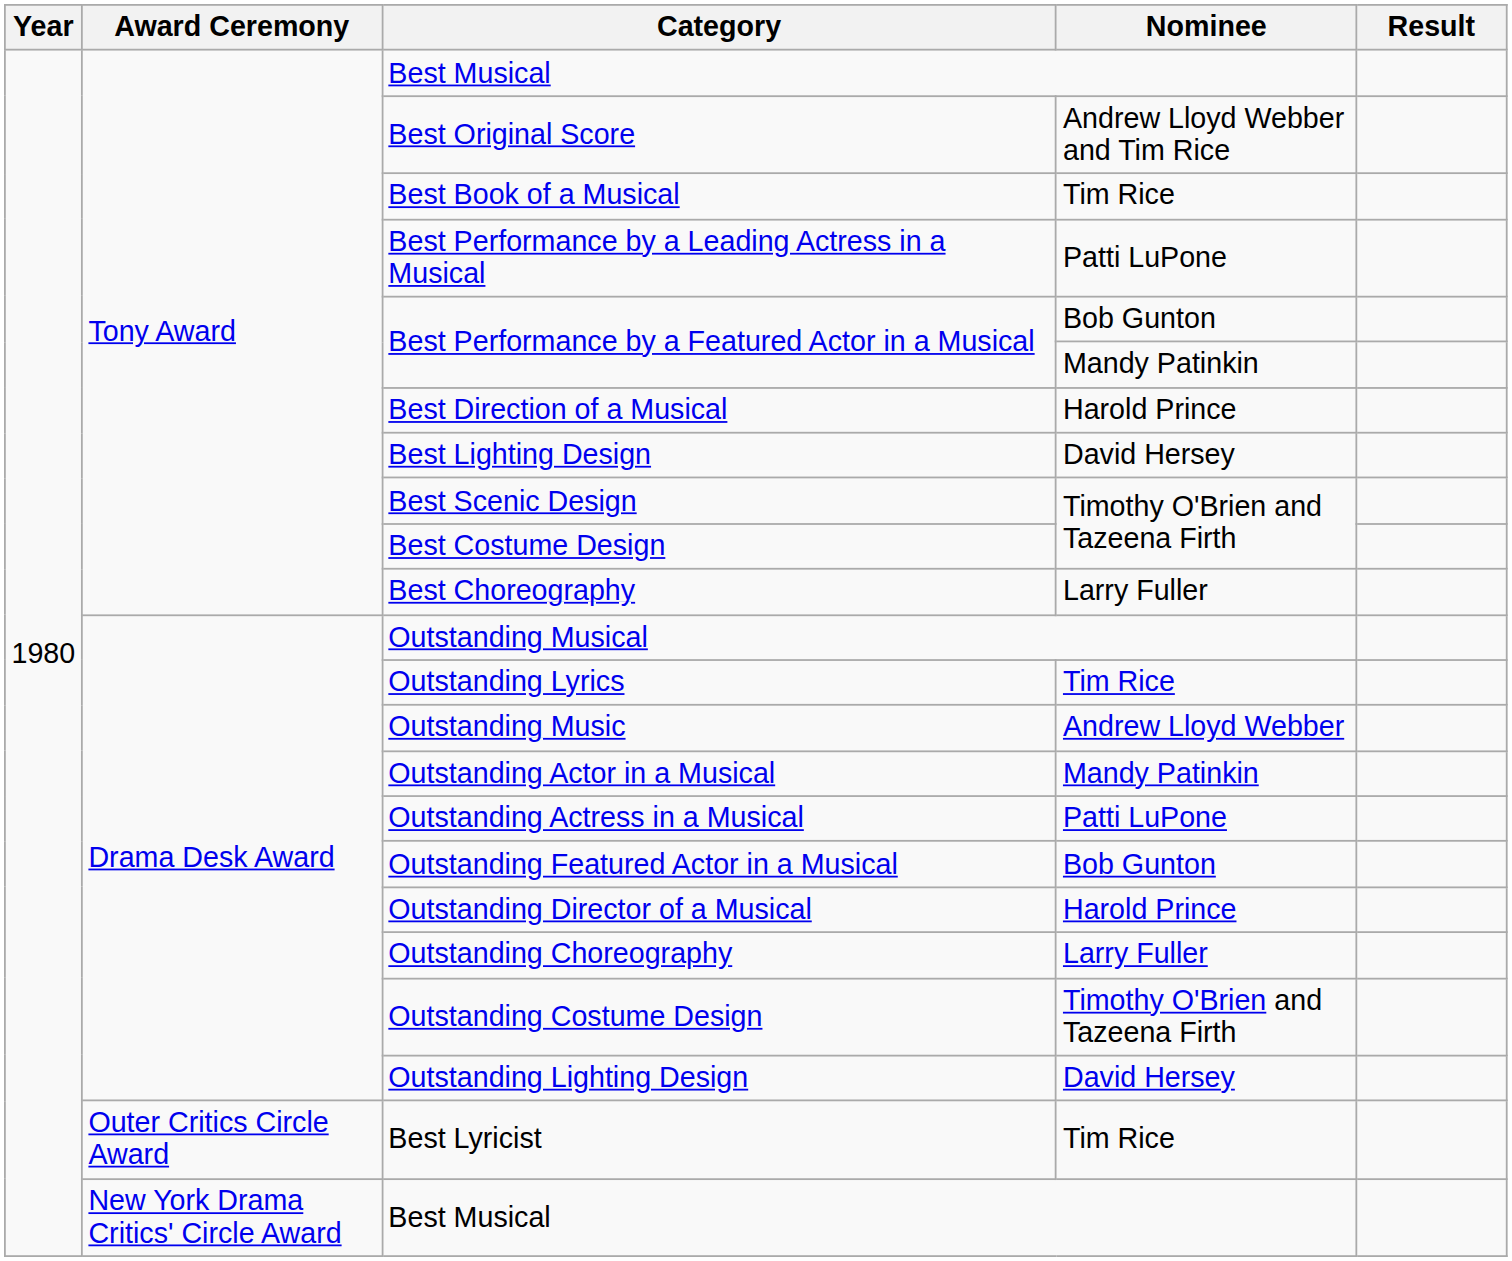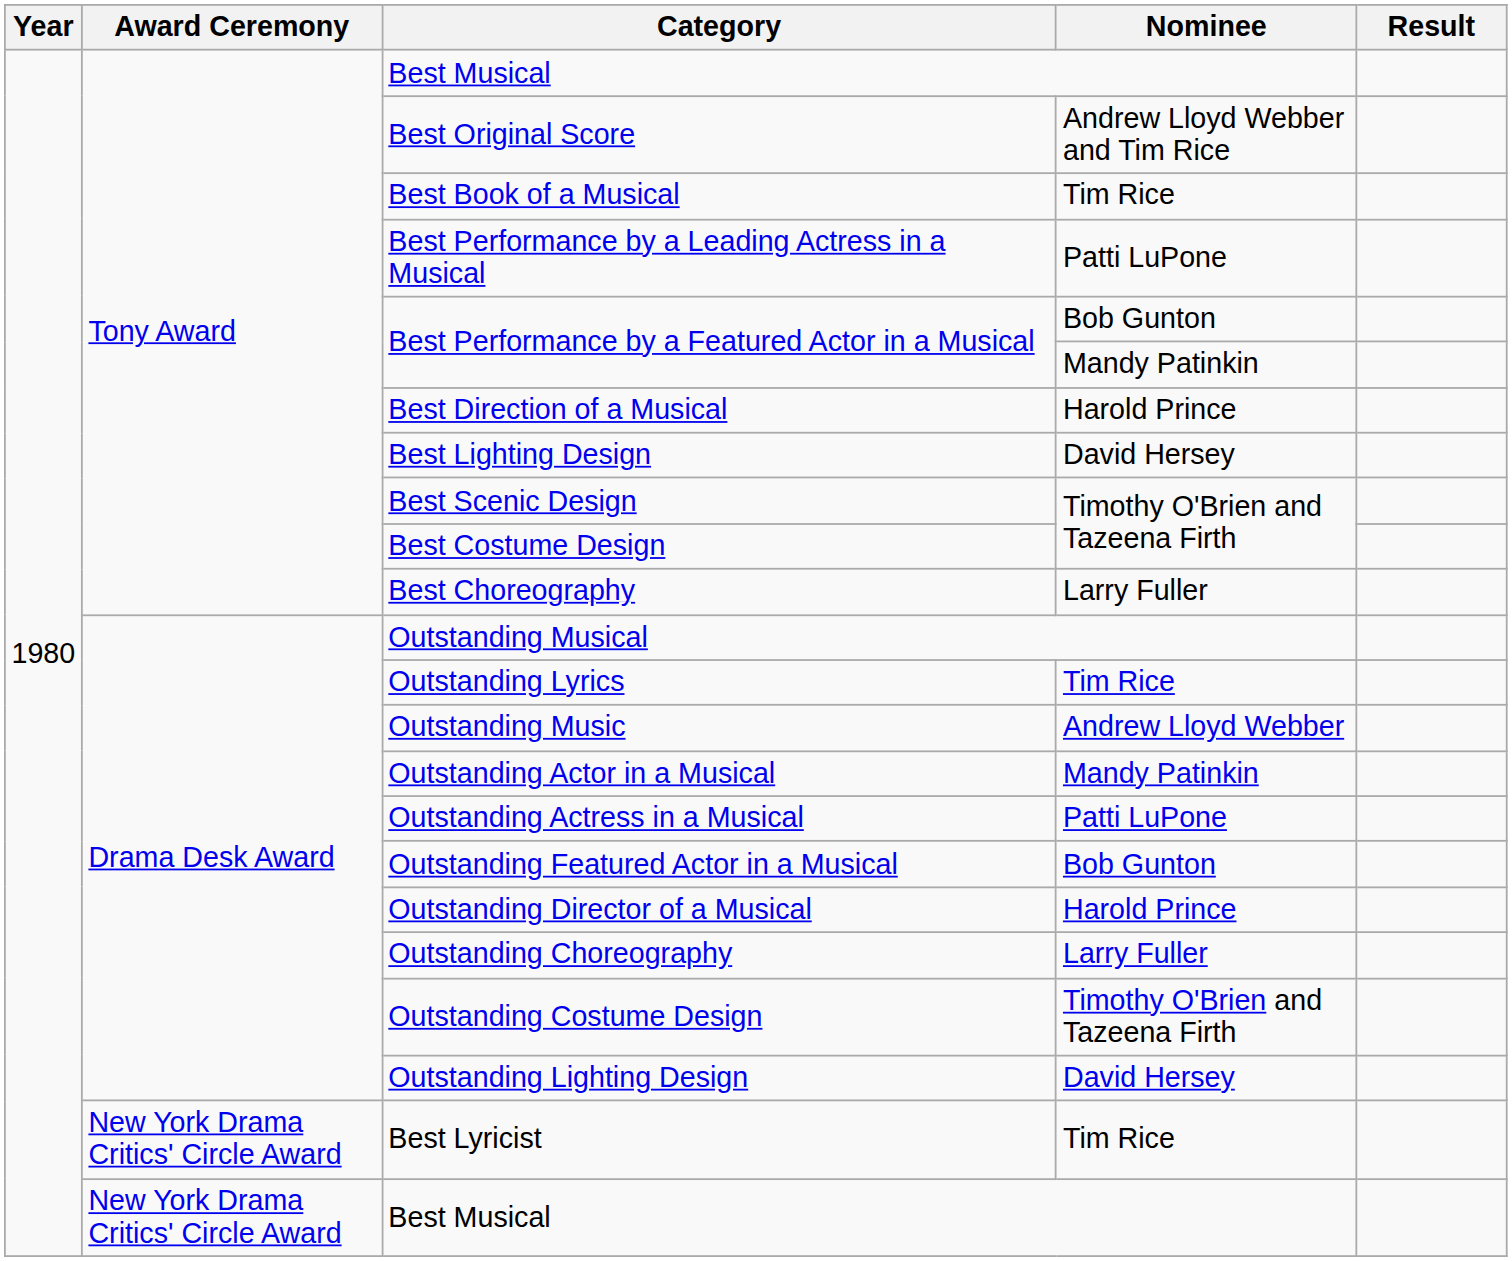(209, 1139) Outer Critics Circle Award -> (215, 1139) New York Drama Critics' Circle Award
